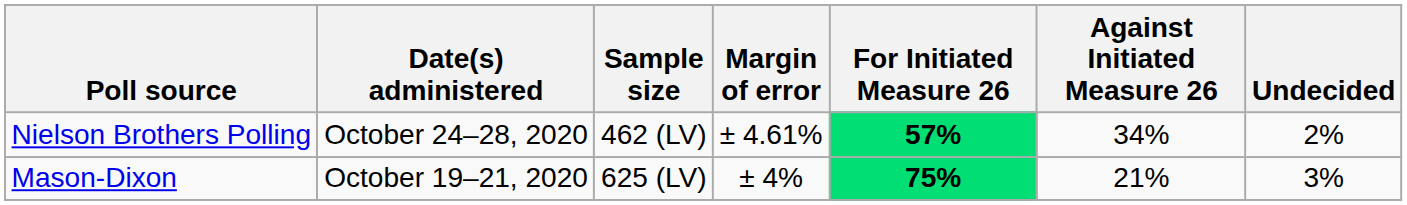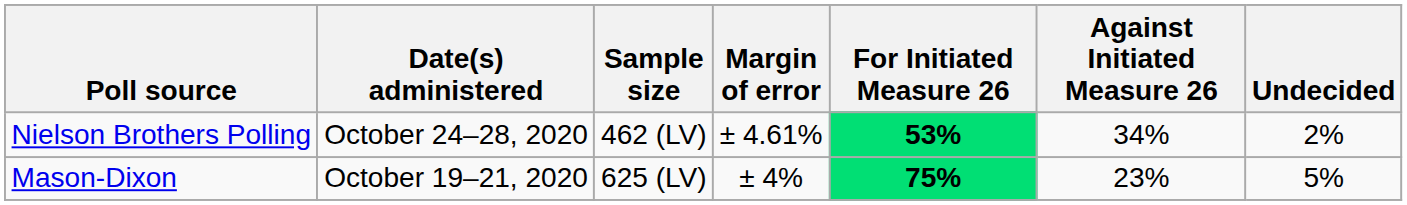(933, 134) 57% -> (933, 134) 53%
(1141, 179) 21% -> (1141, 179) 23%
(1324, 179) 3% -> (1324, 179) 5%
